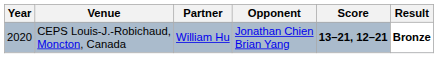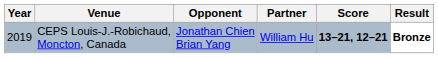columns swapped: (203, 14) <-> (274, 14)
(20, 38) 2020 -> (20, 38) 2019
